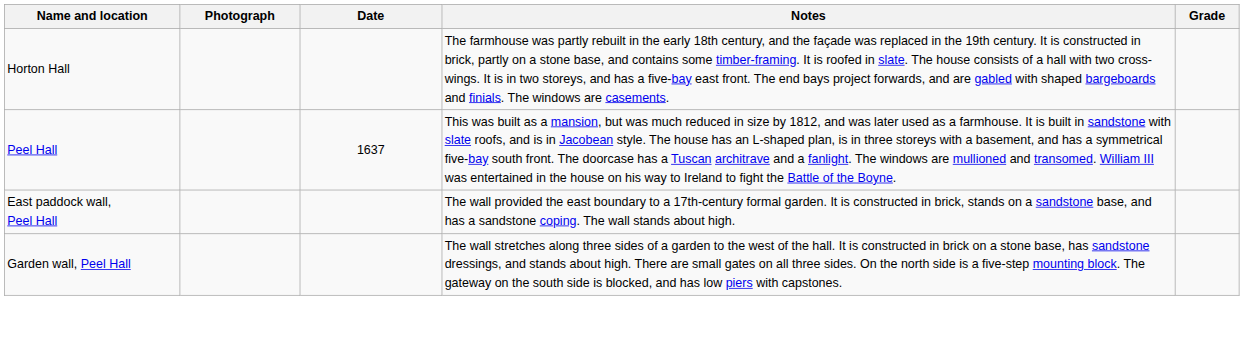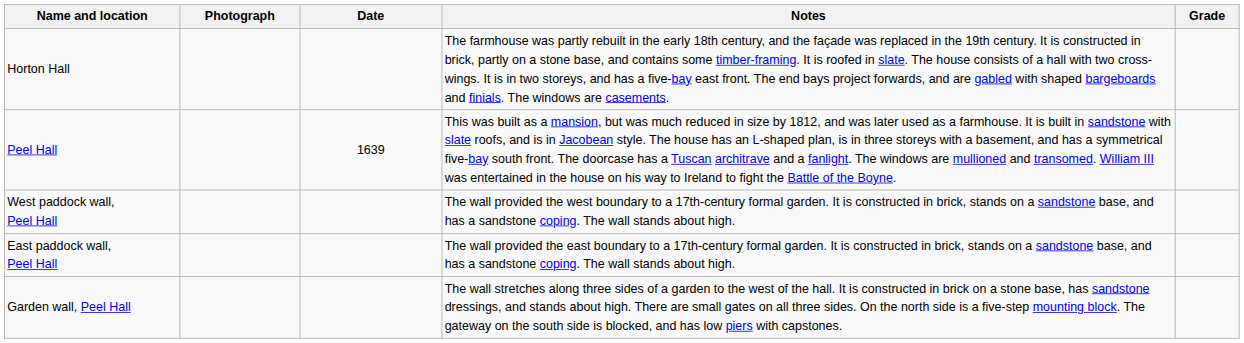(371, 149) 1637 -> (371, 149) 1639
+ row: (61, 211)
